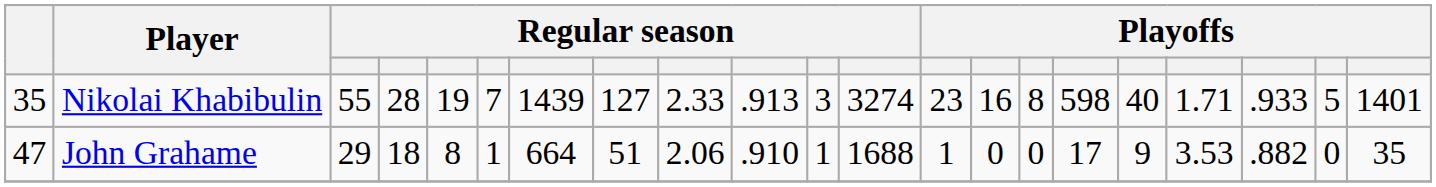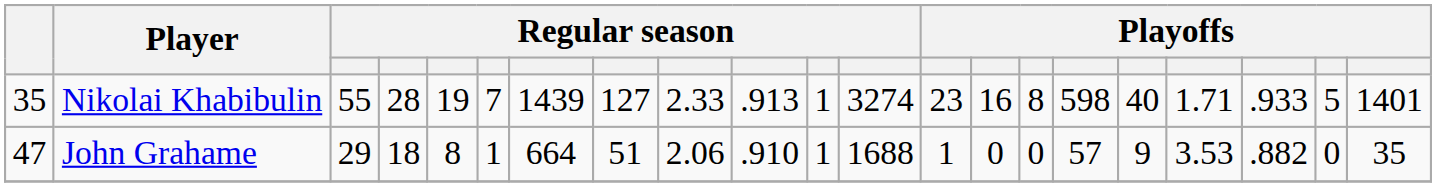(823, 99) 3 -> (823, 99) 1
(1085, 153) 17 -> (1085, 153) 57
